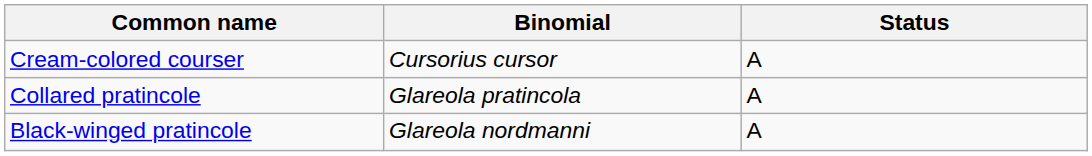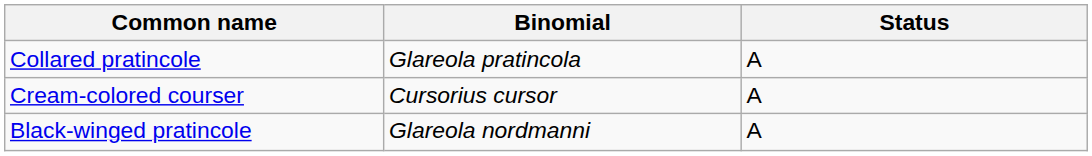rows swapped: (127, 58) <-> (105, 95)
